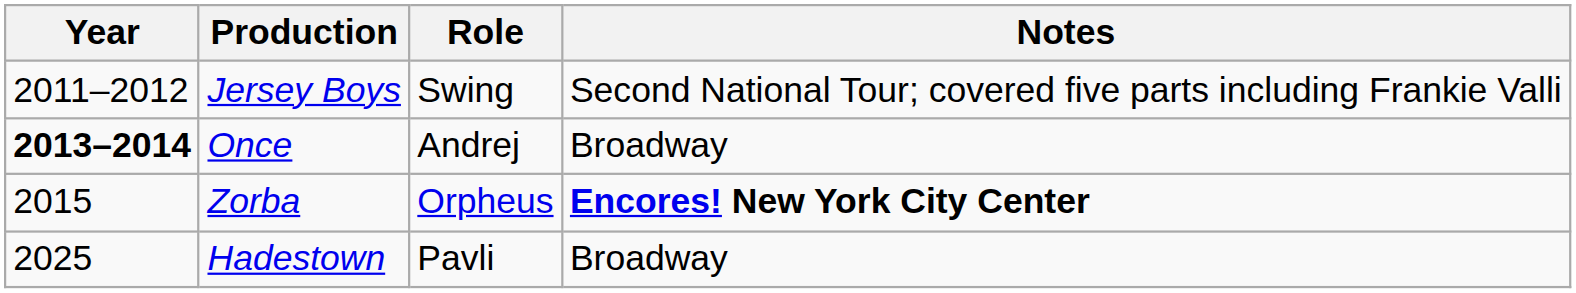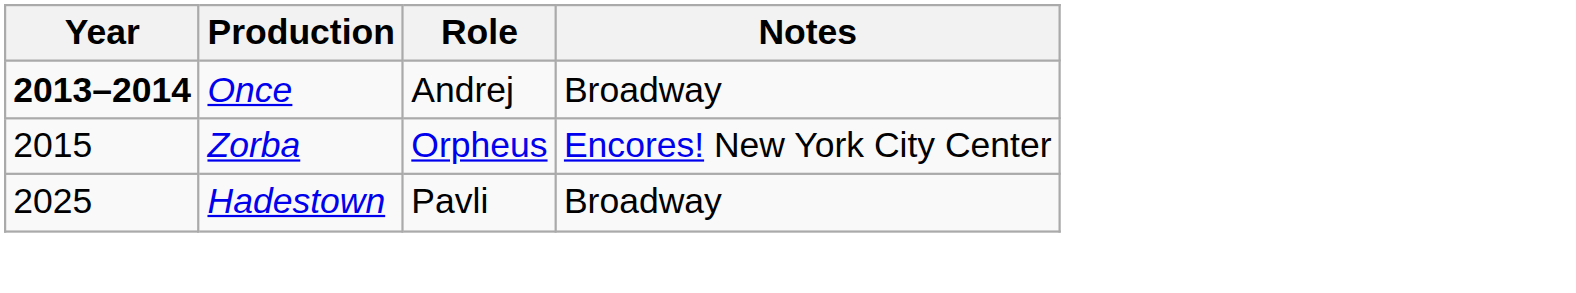- row: (304, 88)
(830, 201) bold -> (808, 145) normal
